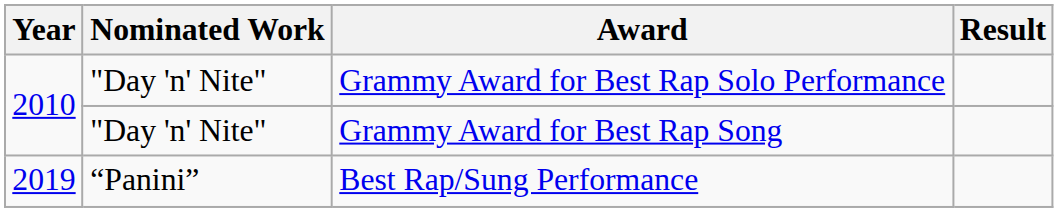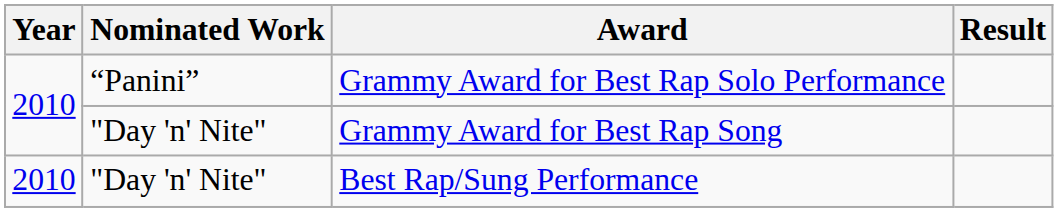(178, 79) "Day 'n' Nite" -> (145, 79) “Panini”
(44, 180) 2019 -> (44, 180) 2010
(145, 180) “Panini” -> (178, 180) "Day 'n' Nite"
